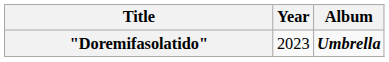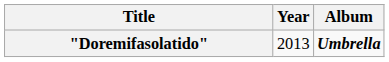(293, 43) 2023 -> (293, 43) 2013
